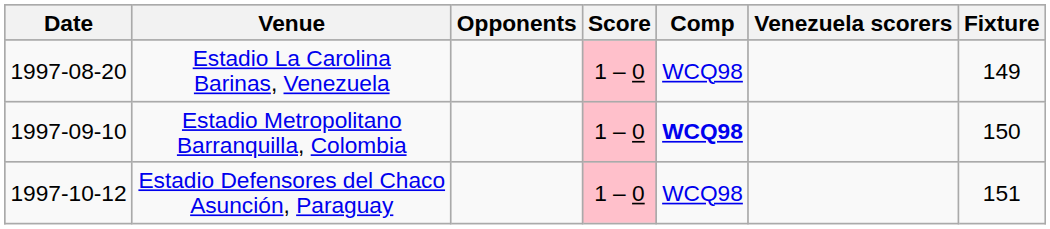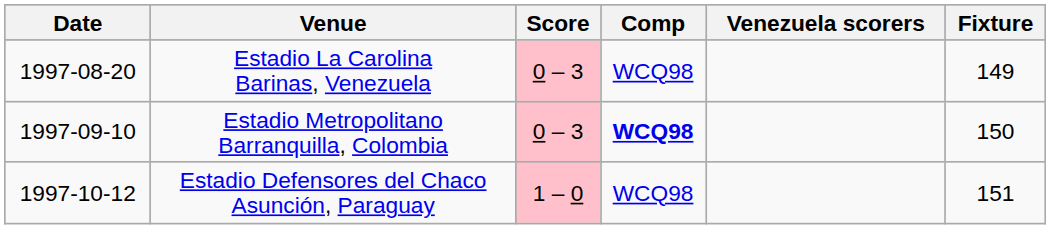- column: (517, 22)
(619, 71) 1 – 0 -> (558, 71) 0 – 3
(619, 132) 1 – 0 -> (558, 132) 0 – 3
